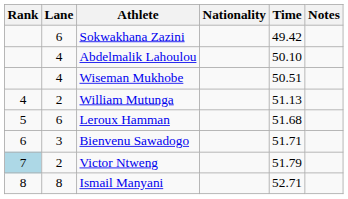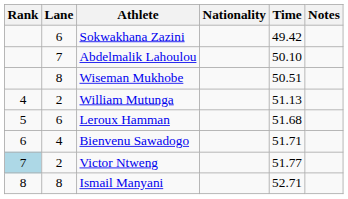(59, 57) 4 -> (59, 57) 7
(59, 78) 4 -> (59, 78) 8
(59, 141) 3 -> (59, 141) 4
(287, 162) 51.79 -> (287, 162) 51.77
